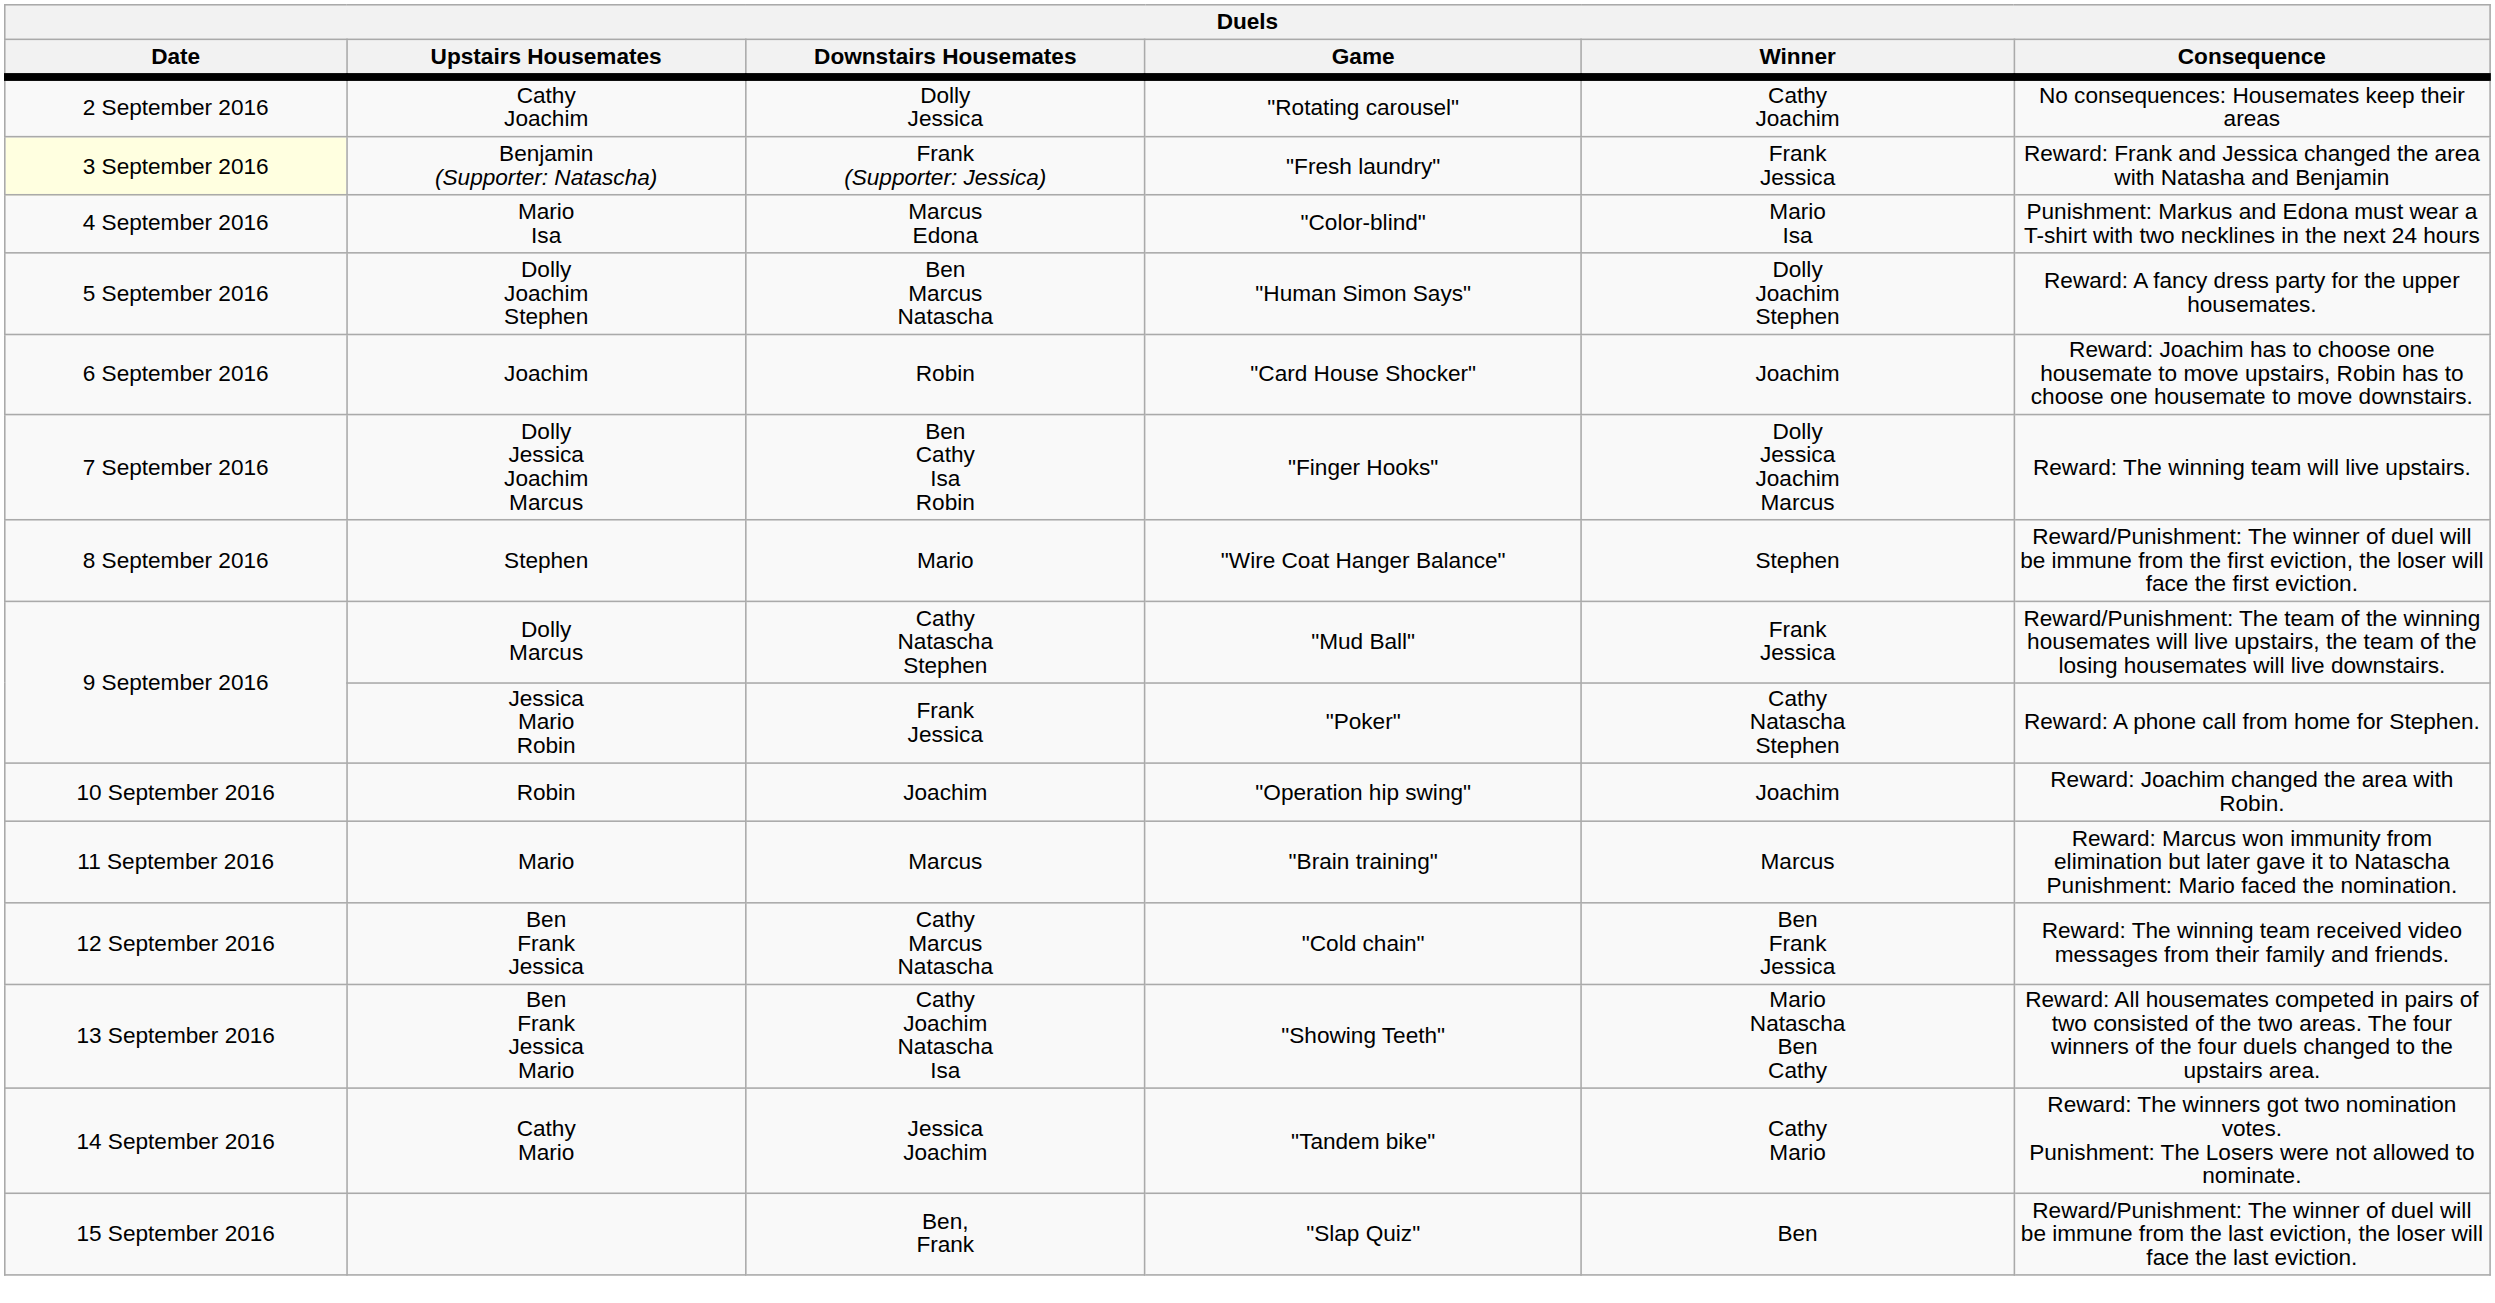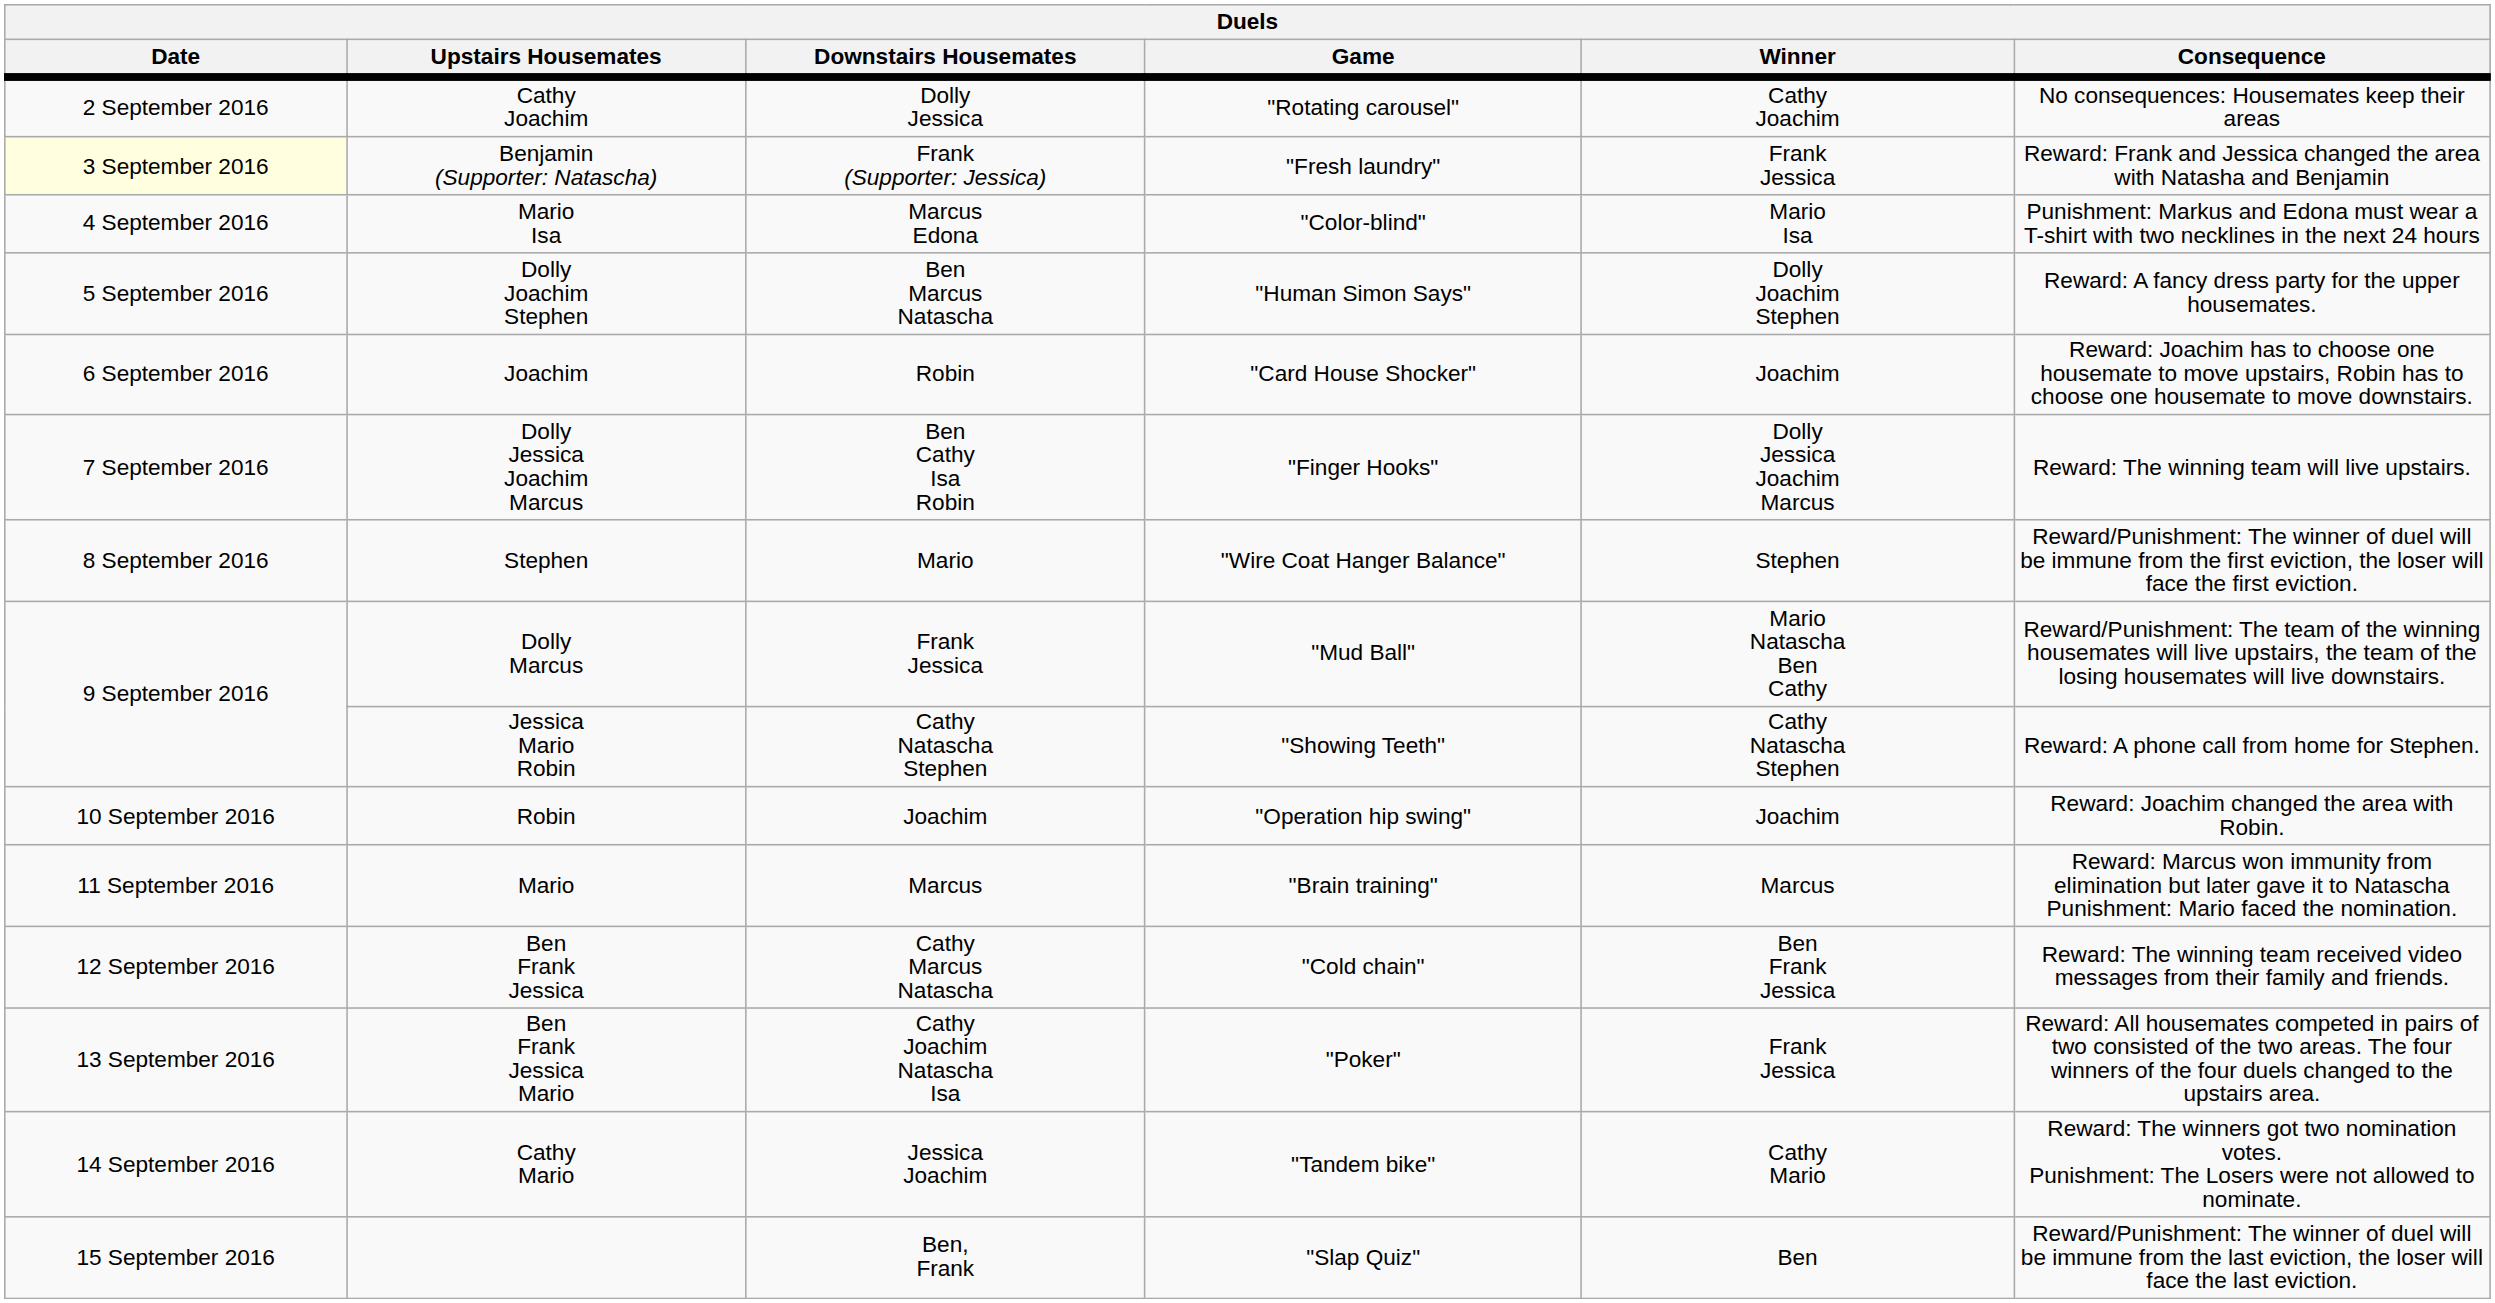(945, 641) Cathy Natascha Stephen -> (945, 653) Frank Jessica
(1798, 641) Frank Jessica -> (1798, 653) Mario Natascha Ben Cathy
(945, 722) Frank Jessica -> (945, 746) Cathy Natascha Stephen
(1363, 722) "Poker" -> (1363, 746) "Showing Teeth"
(1363, 1036) "Showing Teeth" -> (1363, 1059) "Poker"
(1798, 1036) Mario Natascha Ben Cathy -> (1798, 1059) Frank Jessica
